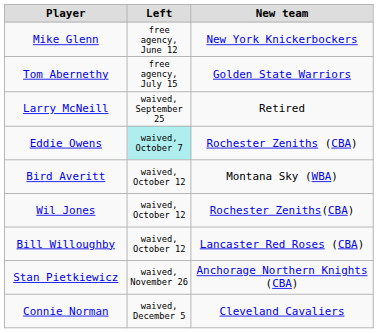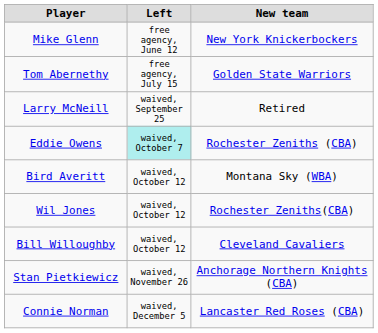(282, 244) Lancaster Red Roses (CBA) -> (282, 244) Cleveland Cavaliers
(282, 311) Cleveland Cavaliers -> (282, 311) Lancaster Red Roses (CBA)
